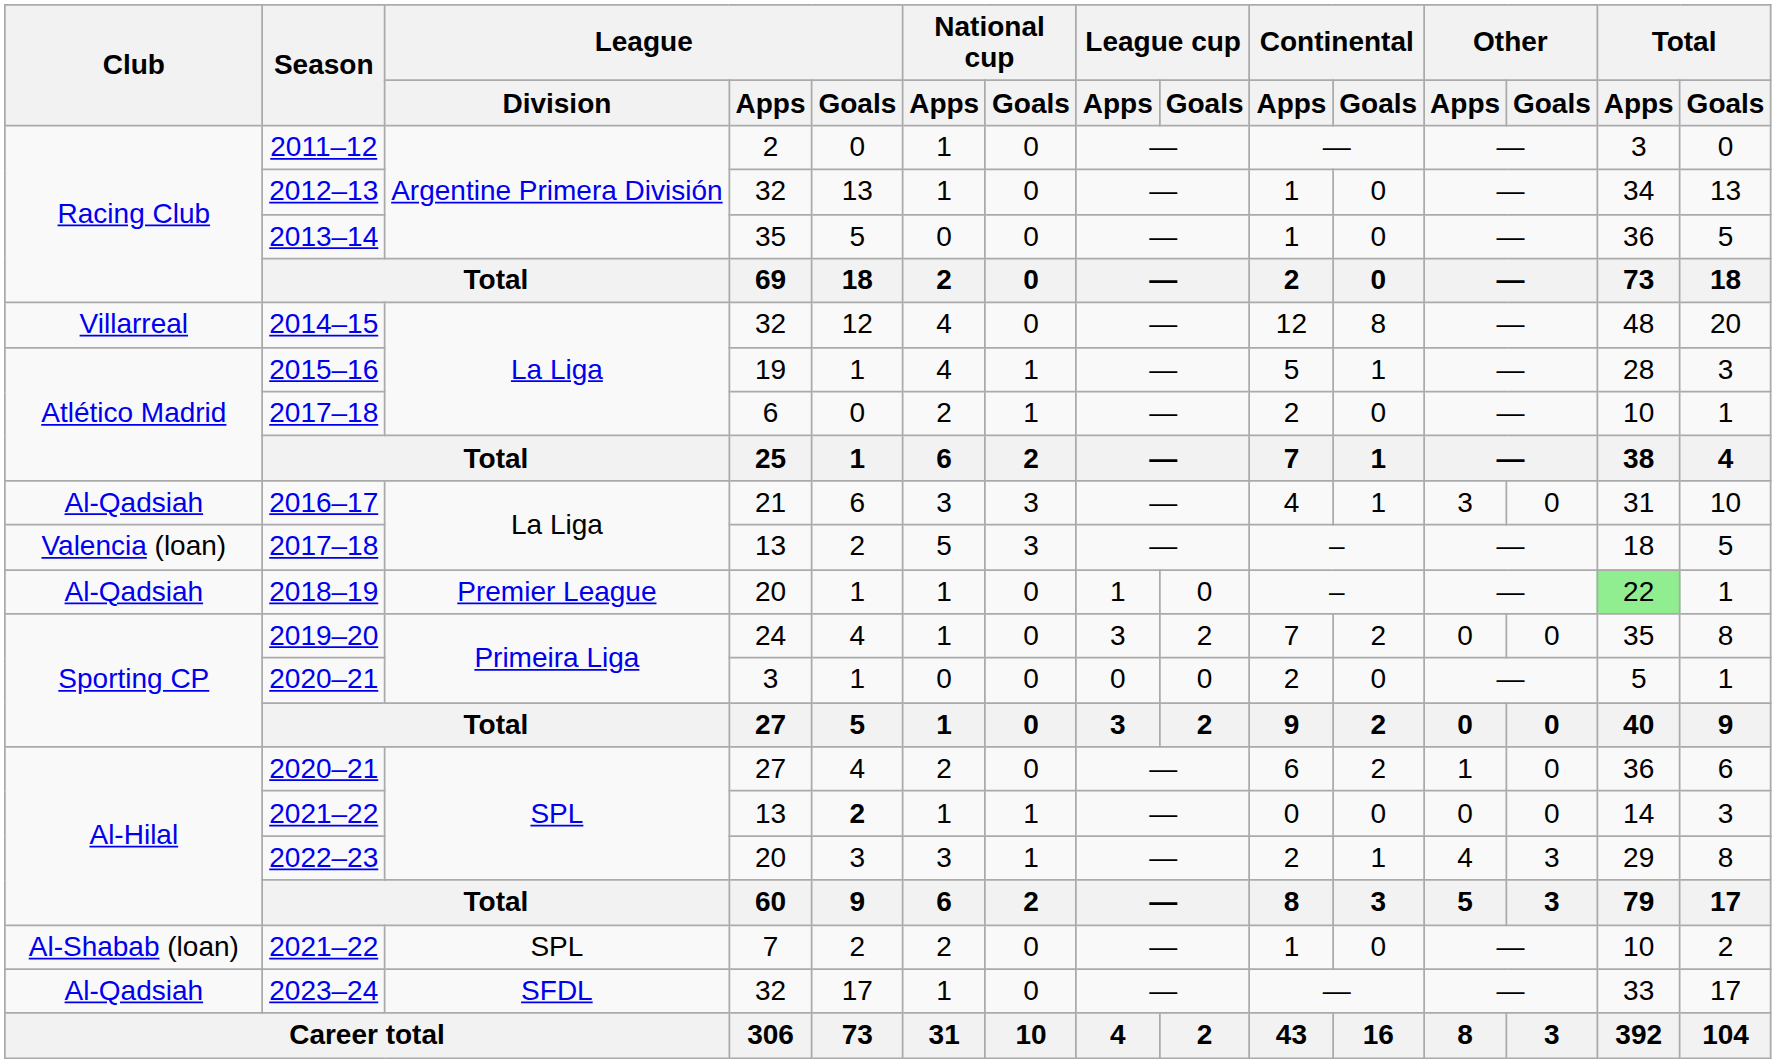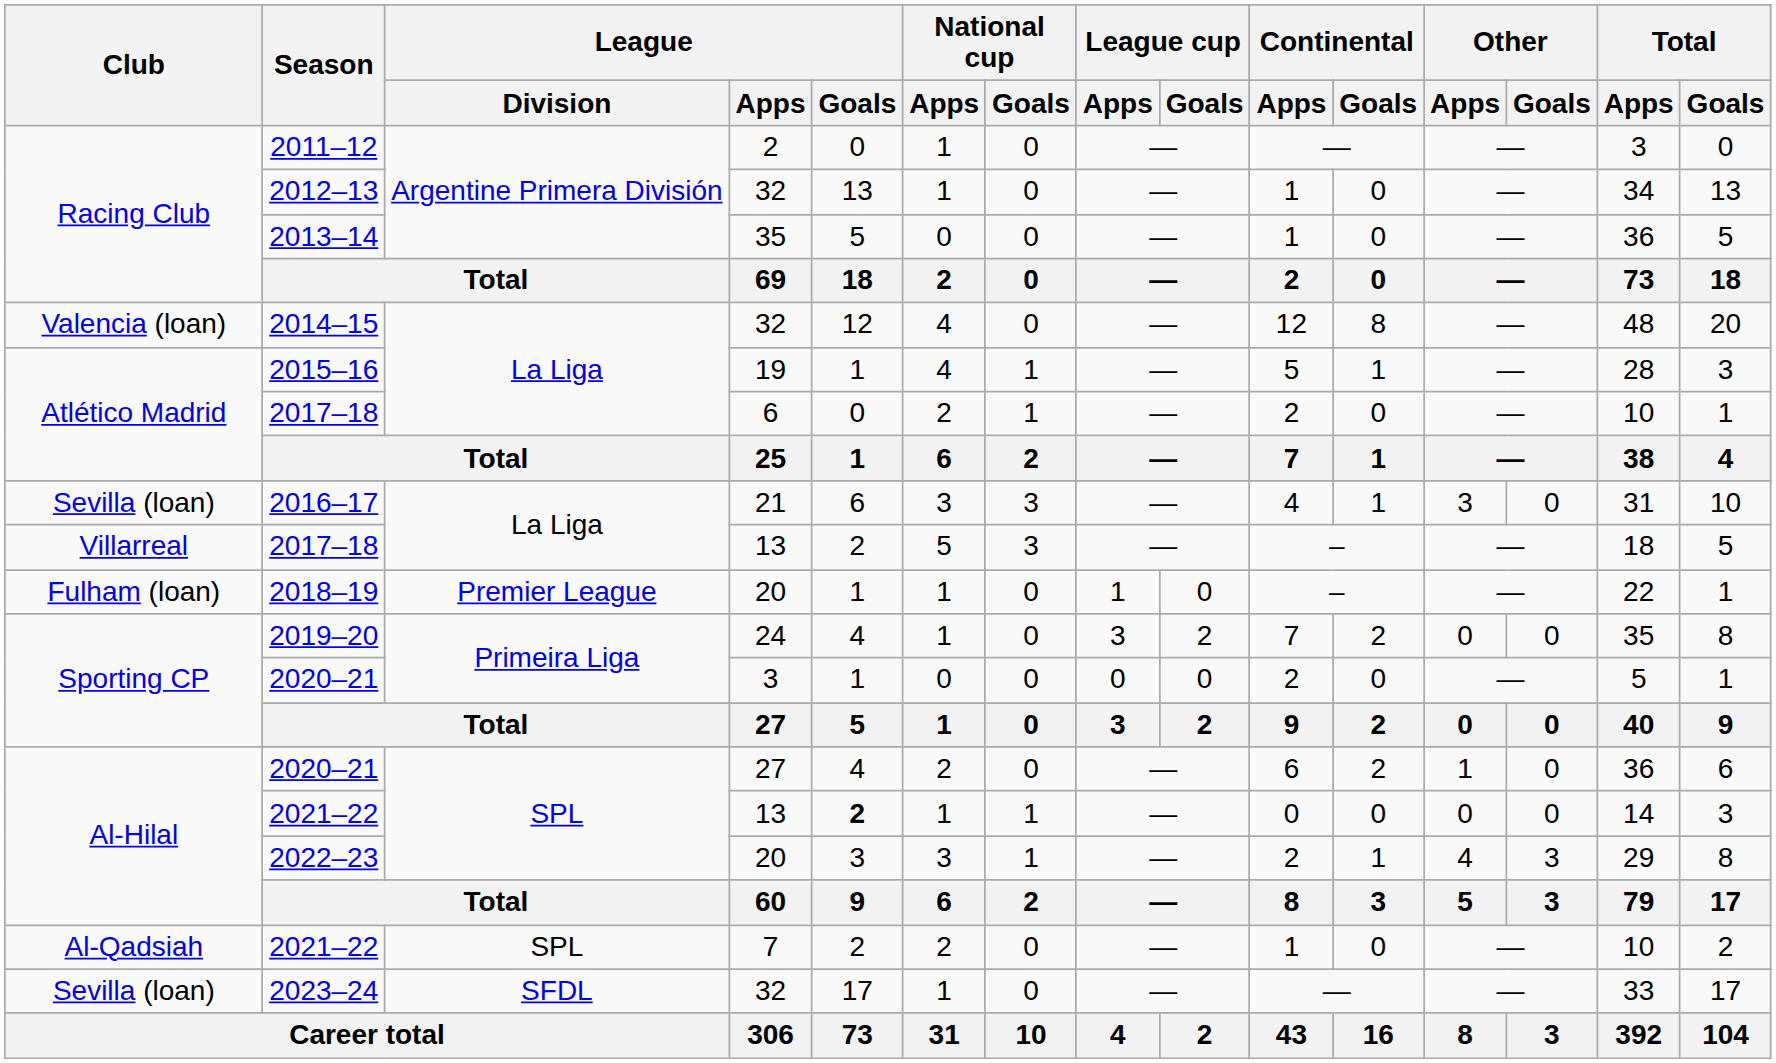(134, 324) Villarreal -> (134, 324) Valencia (loan)
(134, 502) Al-Qadsiah -> (134, 502) Sevilla (loan)
(134, 546) Valencia (loan) -> (134, 546) Villarreal
(134, 591) Al-Qadsiah -> (134, 591) Fulham (loan)
(1639, 591) lightgreen background -> (1639, 591) no background
(134, 946) Al-Shabab (loan) -> (134, 946) Al-Qadsiah
(134, 990) Al-Qadsiah -> (134, 990) Sevilla (loan)
